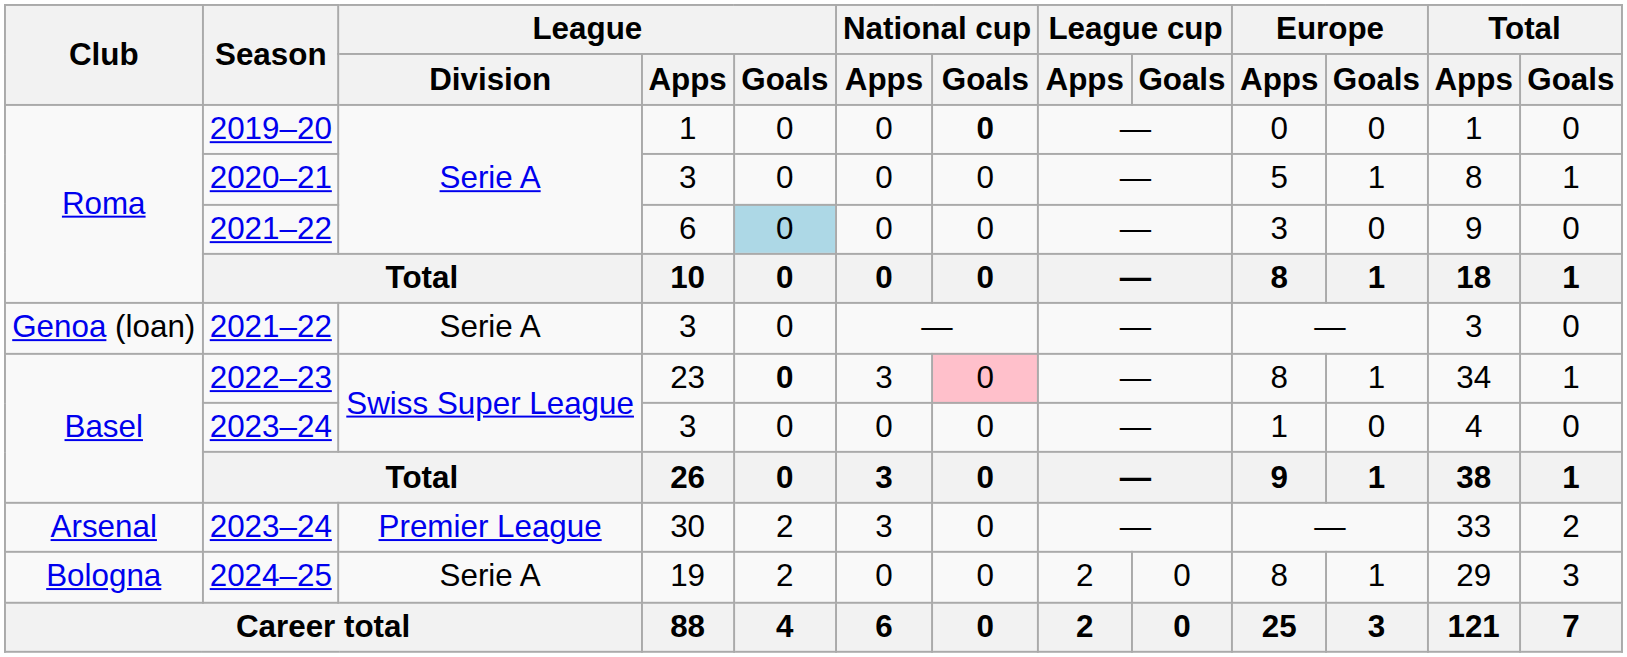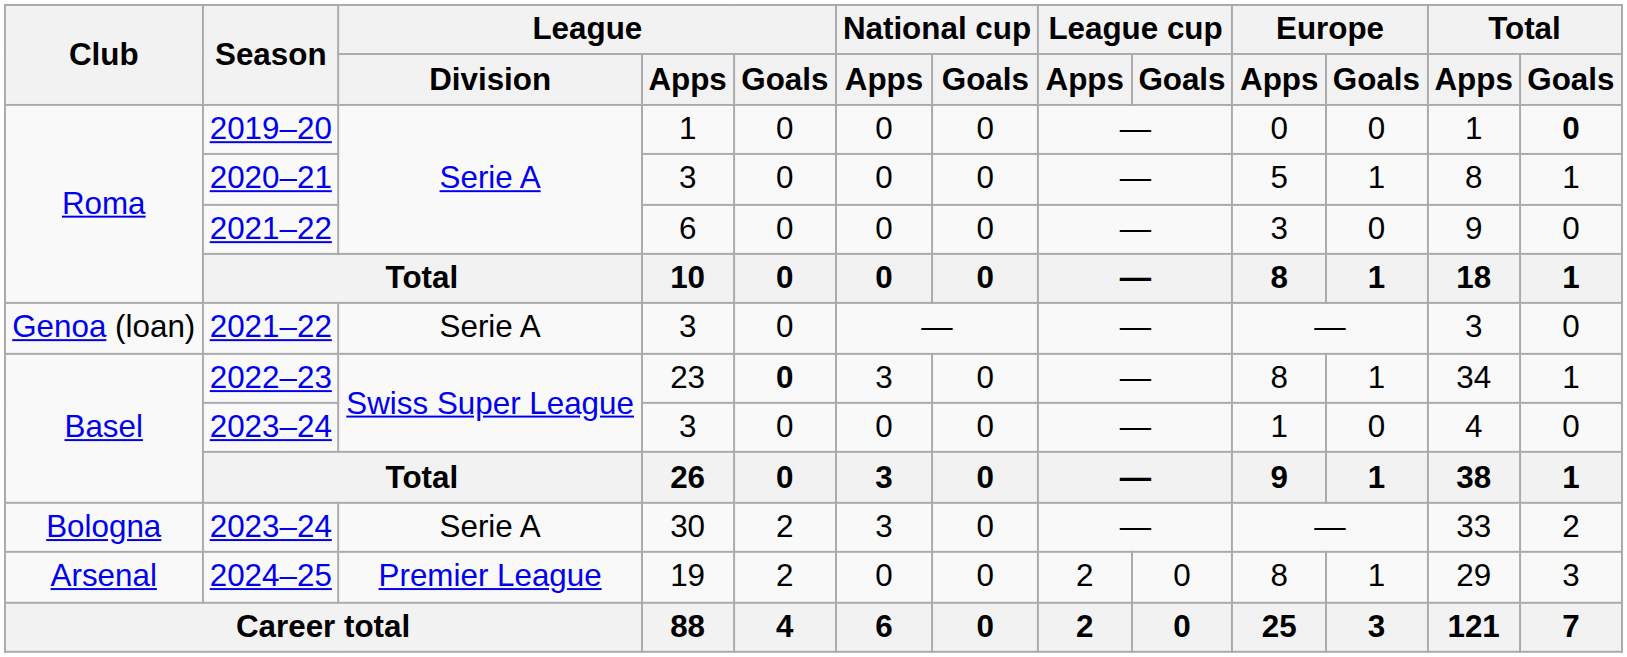(985, 128) bold -> (985, 128) normal
(1571, 128) normal -> (1571, 128) bold
(785, 228) lightblue background -> (785, 228) no background
(985, 377) pink background -> (985, 377) no background
(104, 526) Arsenal -> (104, 526) Bologna
(490, 526) Premier League -> (490, 526) Serie A
(104, 576) Bologna -> (104, 576) Arsenal
(490, 576) Serie A -> (490, 576) Premier League
